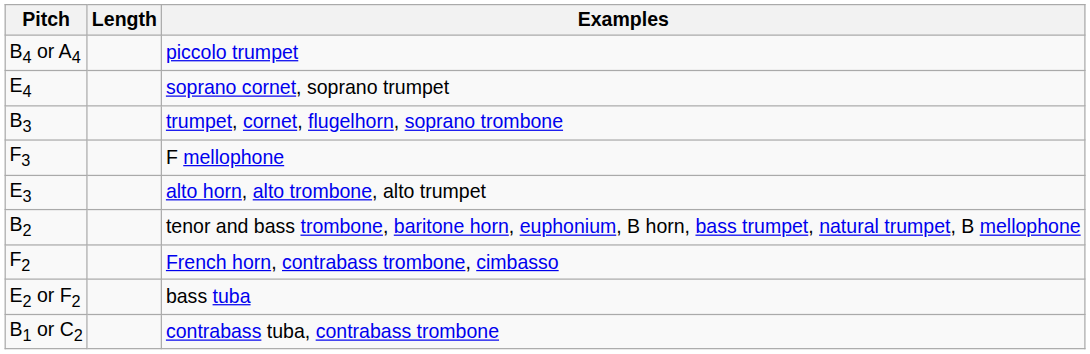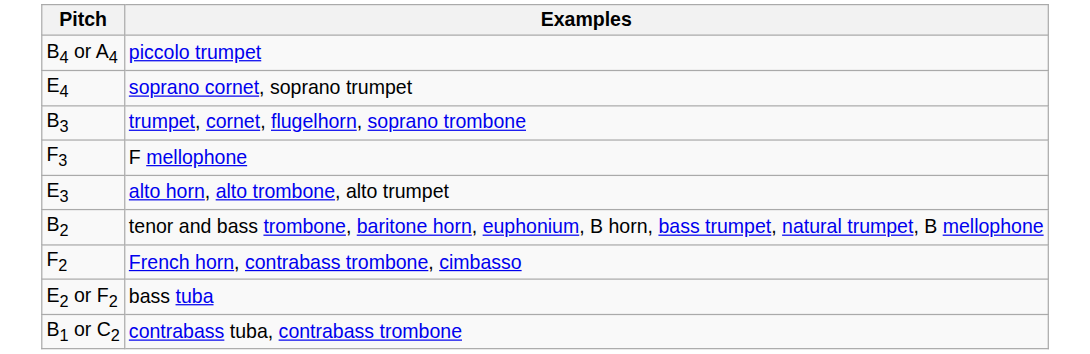- column: (124, 19)
